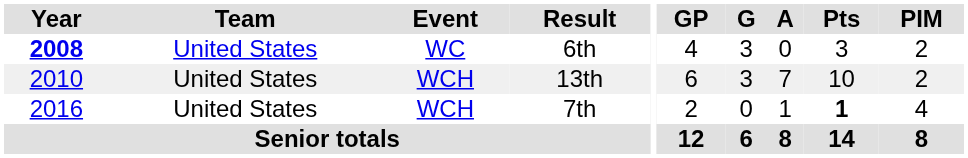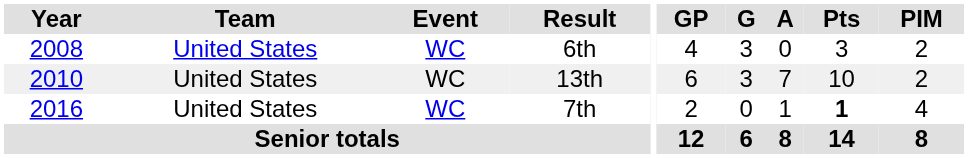(56, 48) bold -> (56, 48) normal
(445, 78) WCH -> (445, 78) WC
(445, 108) WCH -> (445, 108) WC
